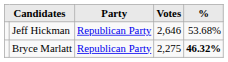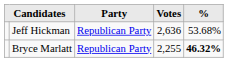(169, 30) 2,646 -> (169, 30) 2,636
(169, 48) 2,275 -> (169, 48) 2,255
